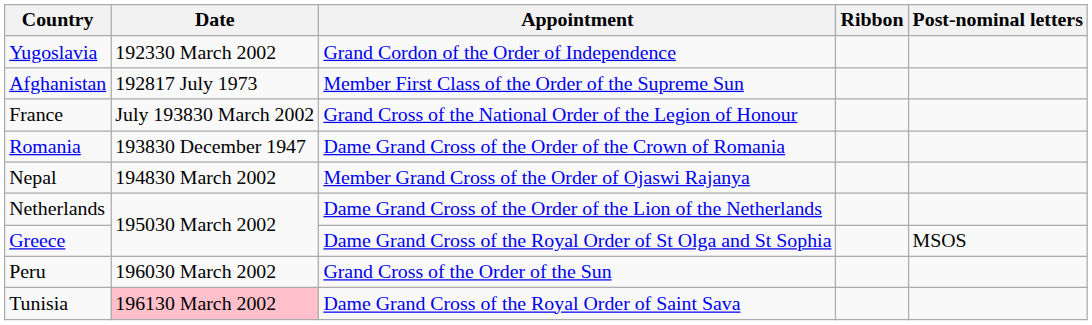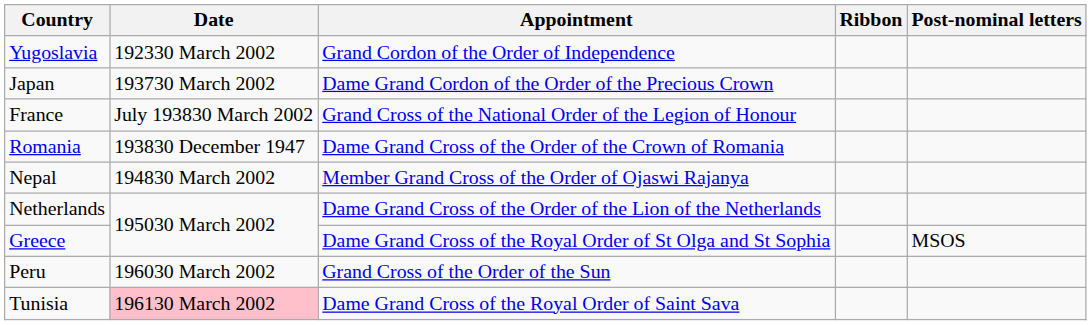- row: (58, 83)
+ row: (32, 83)
